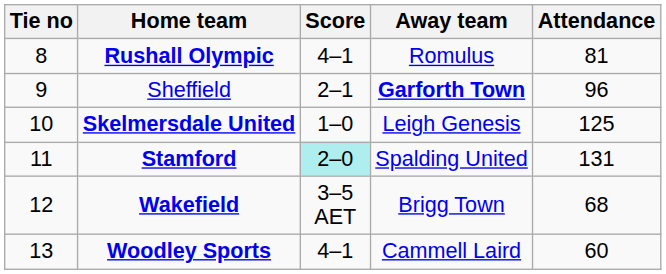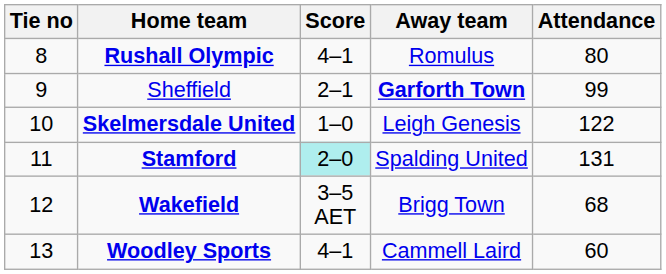(597, 55) 81 -> (597, 55) 80
(597, 90) 96 -> (597, 90) 99
(597, 124) 125 -> (597, 124) 122
